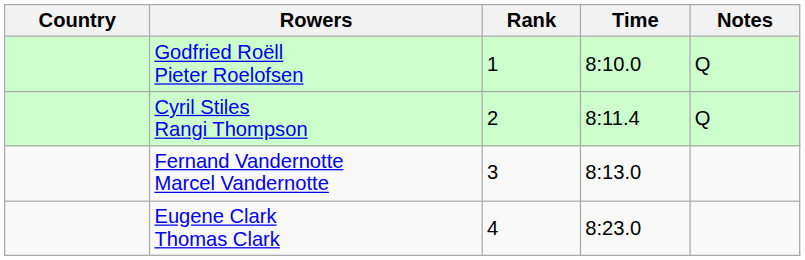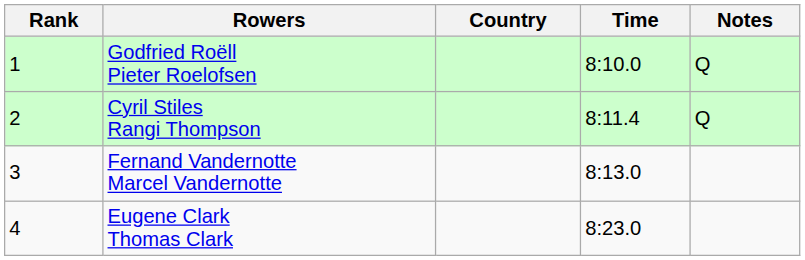columns swapped: (531, 20) <-> (77, 20)
